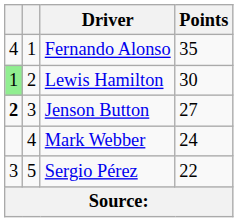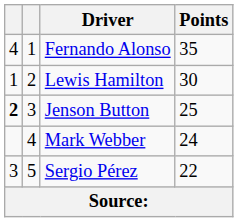(14, 79) lightgreen background -> (14, 79) no background
(189, 110) 27 -> (189, 110) 25
